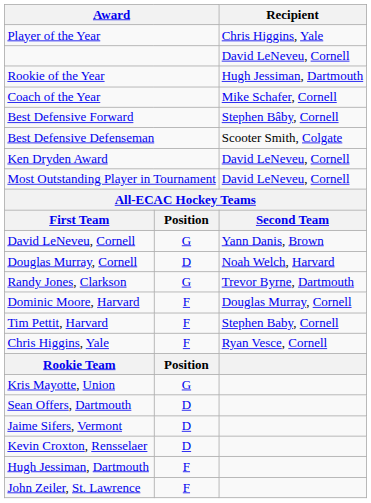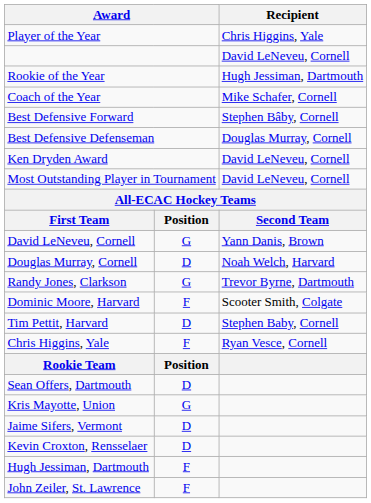(282, 138) Scooter Smith, Colgate -> (287, 138) Douglas Murray, Cornell
(287, 302) Douglas Murray, Cornell -> (282, 302) Scooter Smith, Colgate
(186, 323) F -> (186, 323) D
rows swapped: (61, 384) <-> (69, 405)
